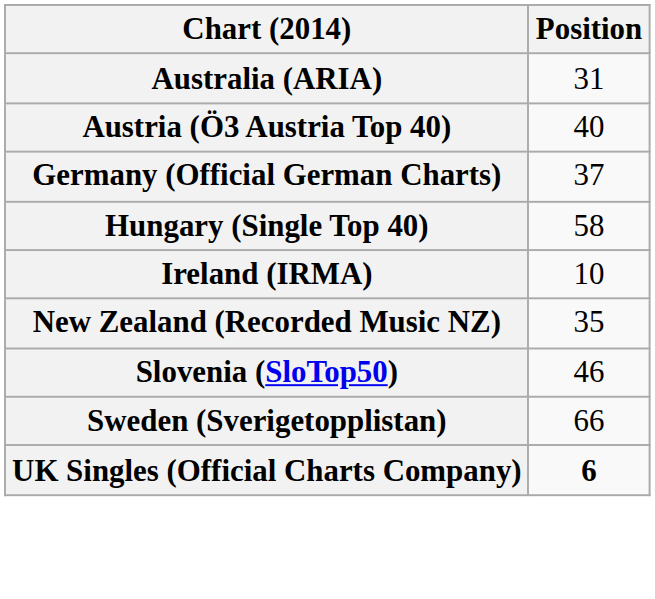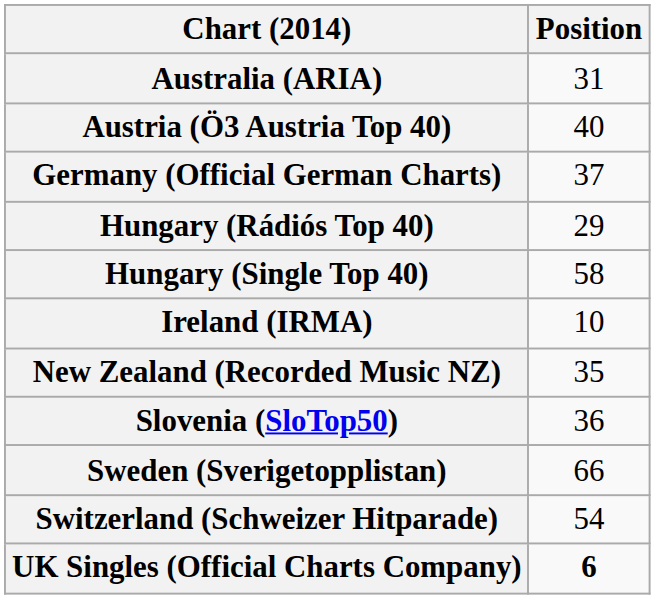+ row: (267, 224)
(589, 371) 46 -> (589, 420) 36
+ row: (267, 518)
